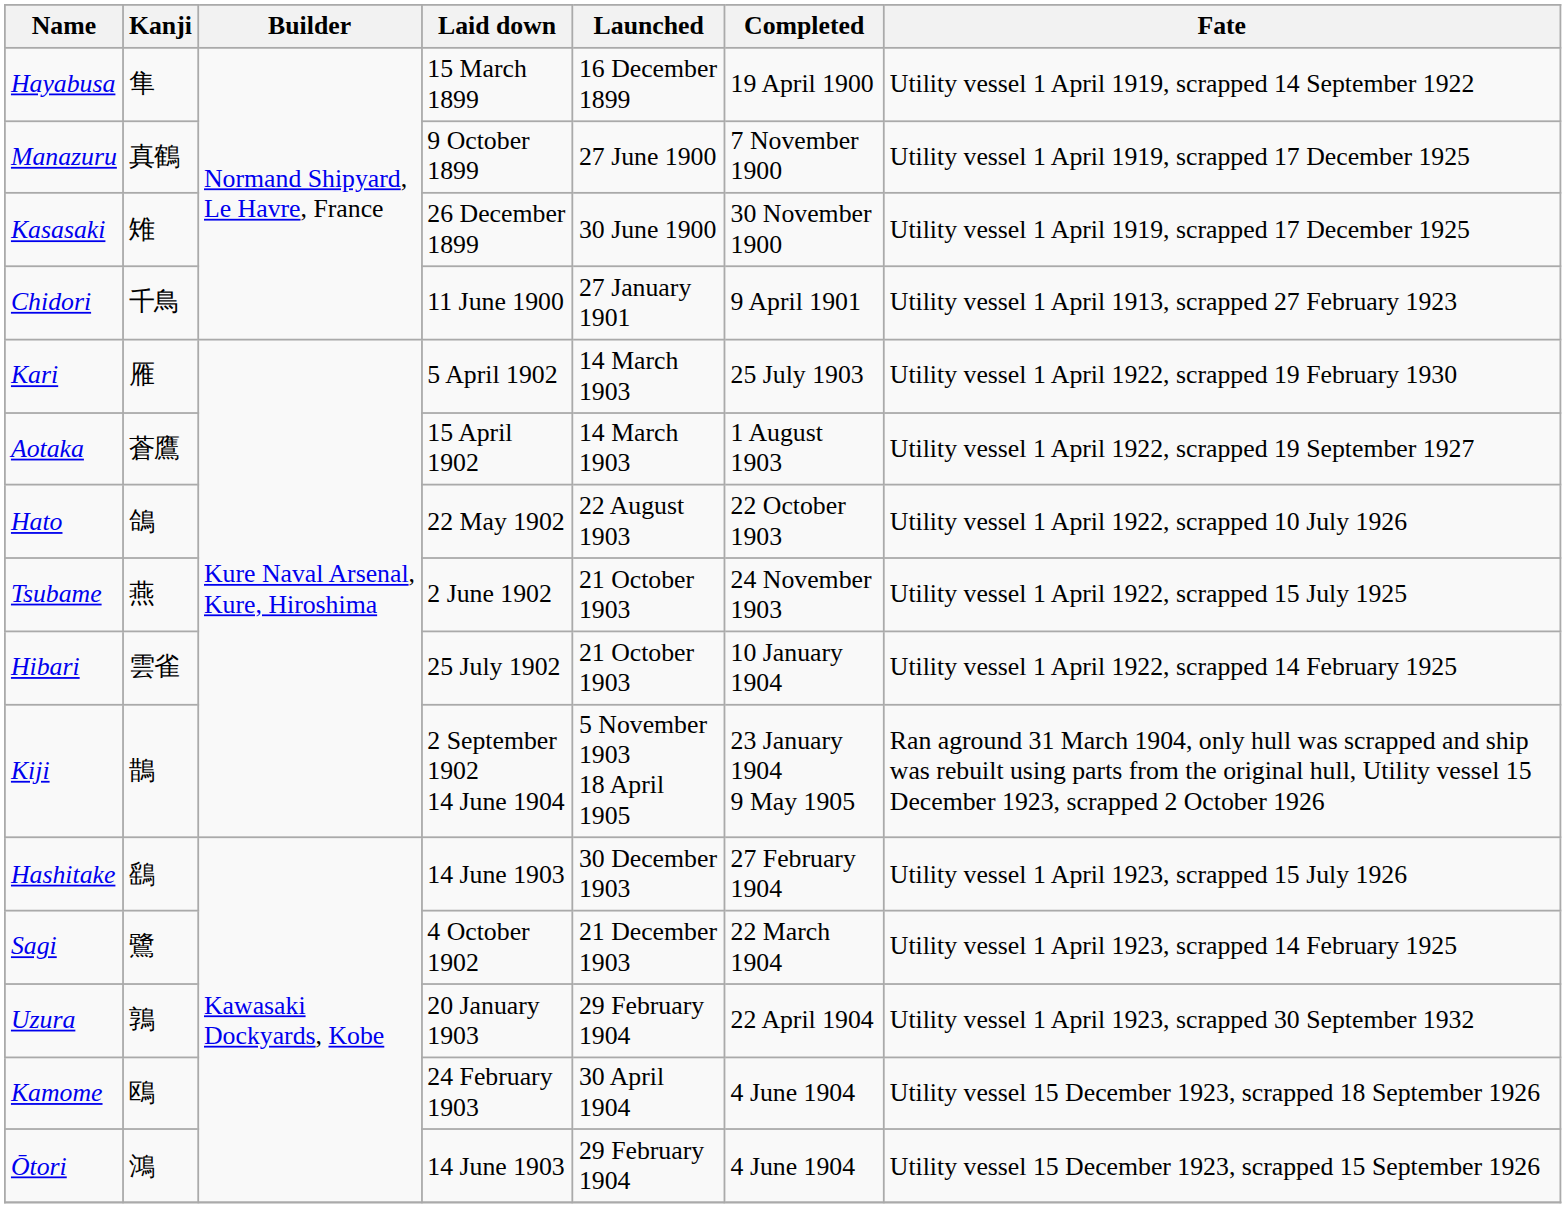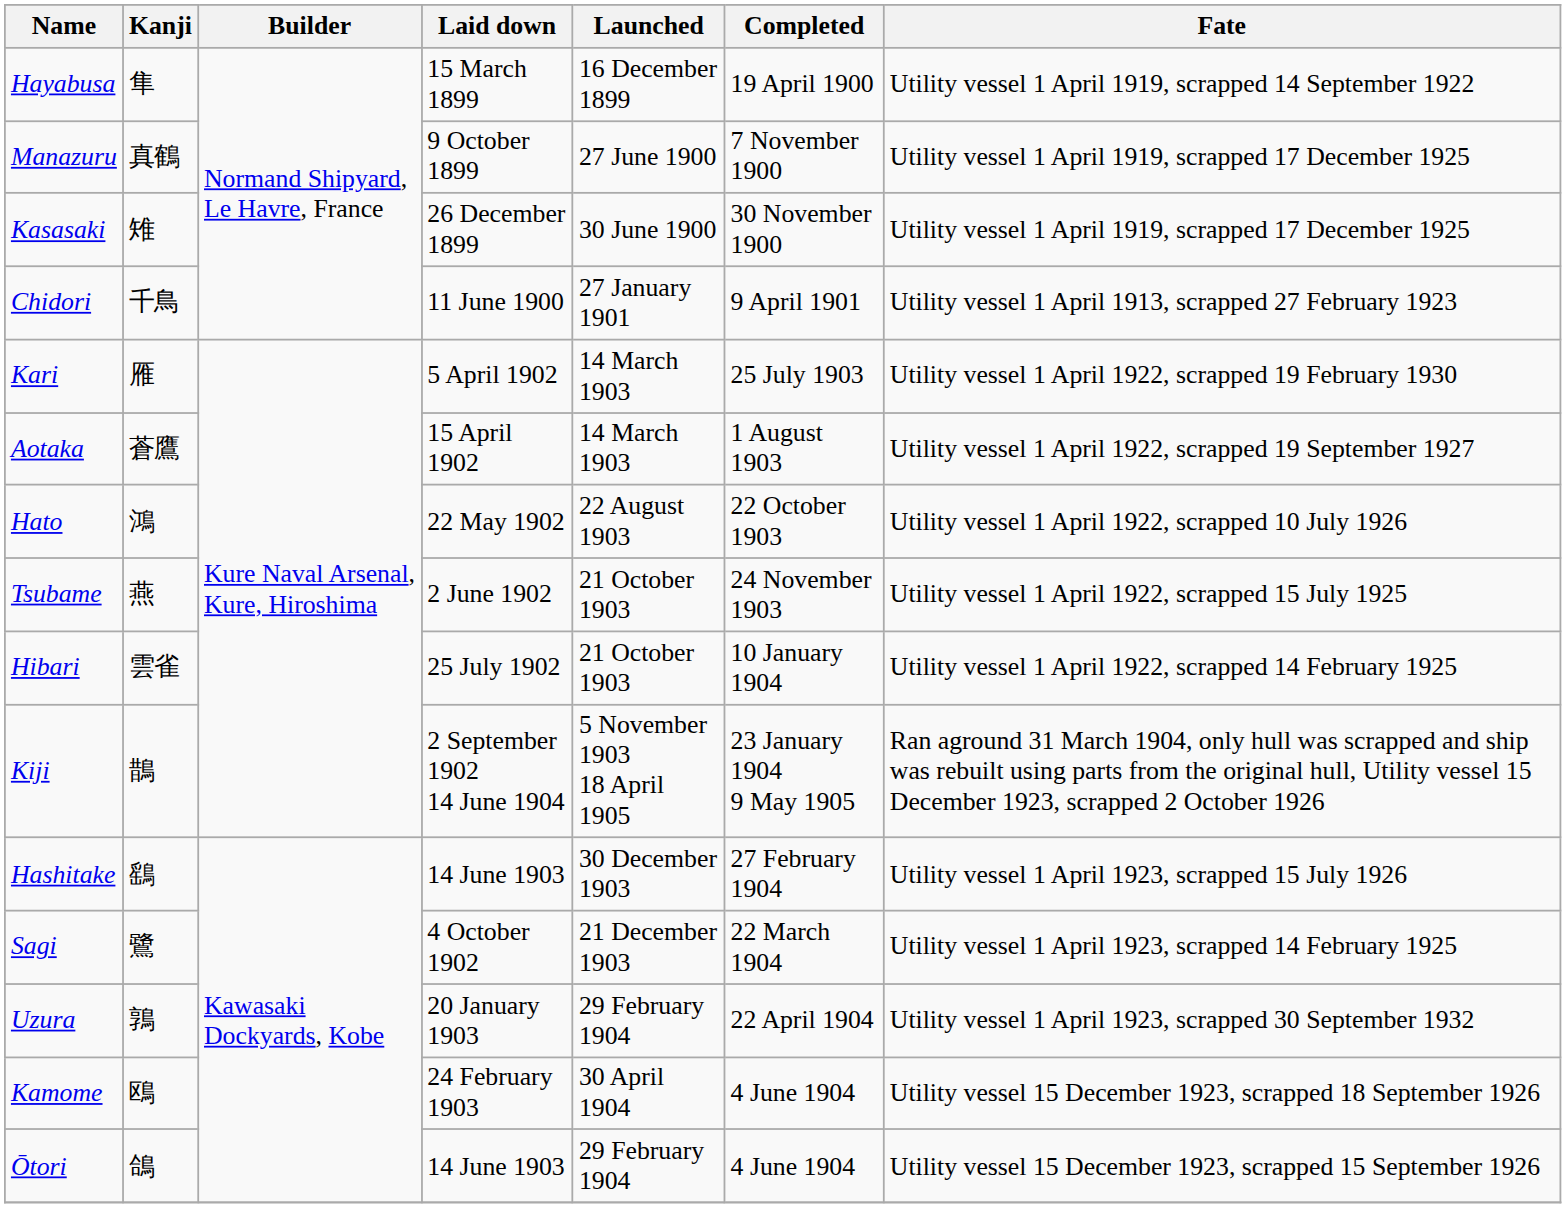(141, 521) 鴿 -> (141, 521) 鴻
(141, 1165) 鴻 -> (141, 1165) 鴿
